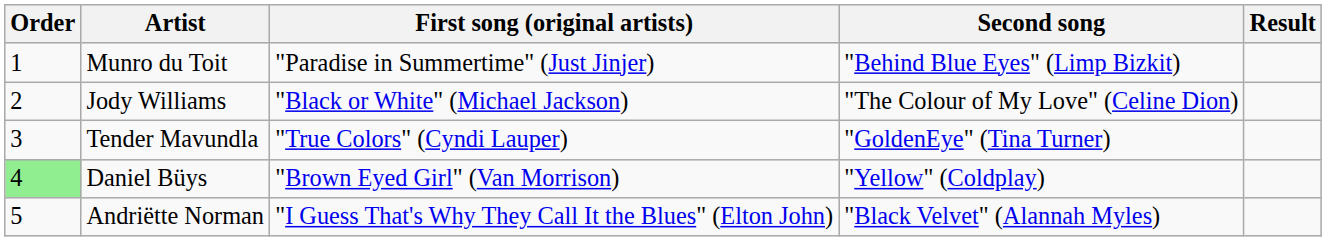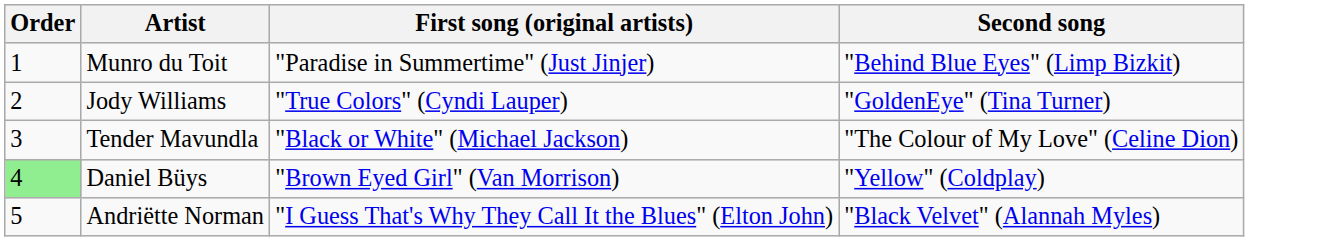- column: (1283, 23)
(452, 100) "Black or White" (Michael Jackson) -> (422, 100) "True Colors" (Cyndi Lauper)
(1041, 100) "The Colour of My Love" (Celine Dion) -> (977, 100) "GoldenEye" (Tina Turner)
(422, 139) "True Colors" (Cyndi Lauper) -> (452, 139) "Black or White" (Michael Jackson)
(977, 139) "GoldenEye" (Tina Turner) -> (1041, 139) "The Colour of My Love" (Celine Dion)
